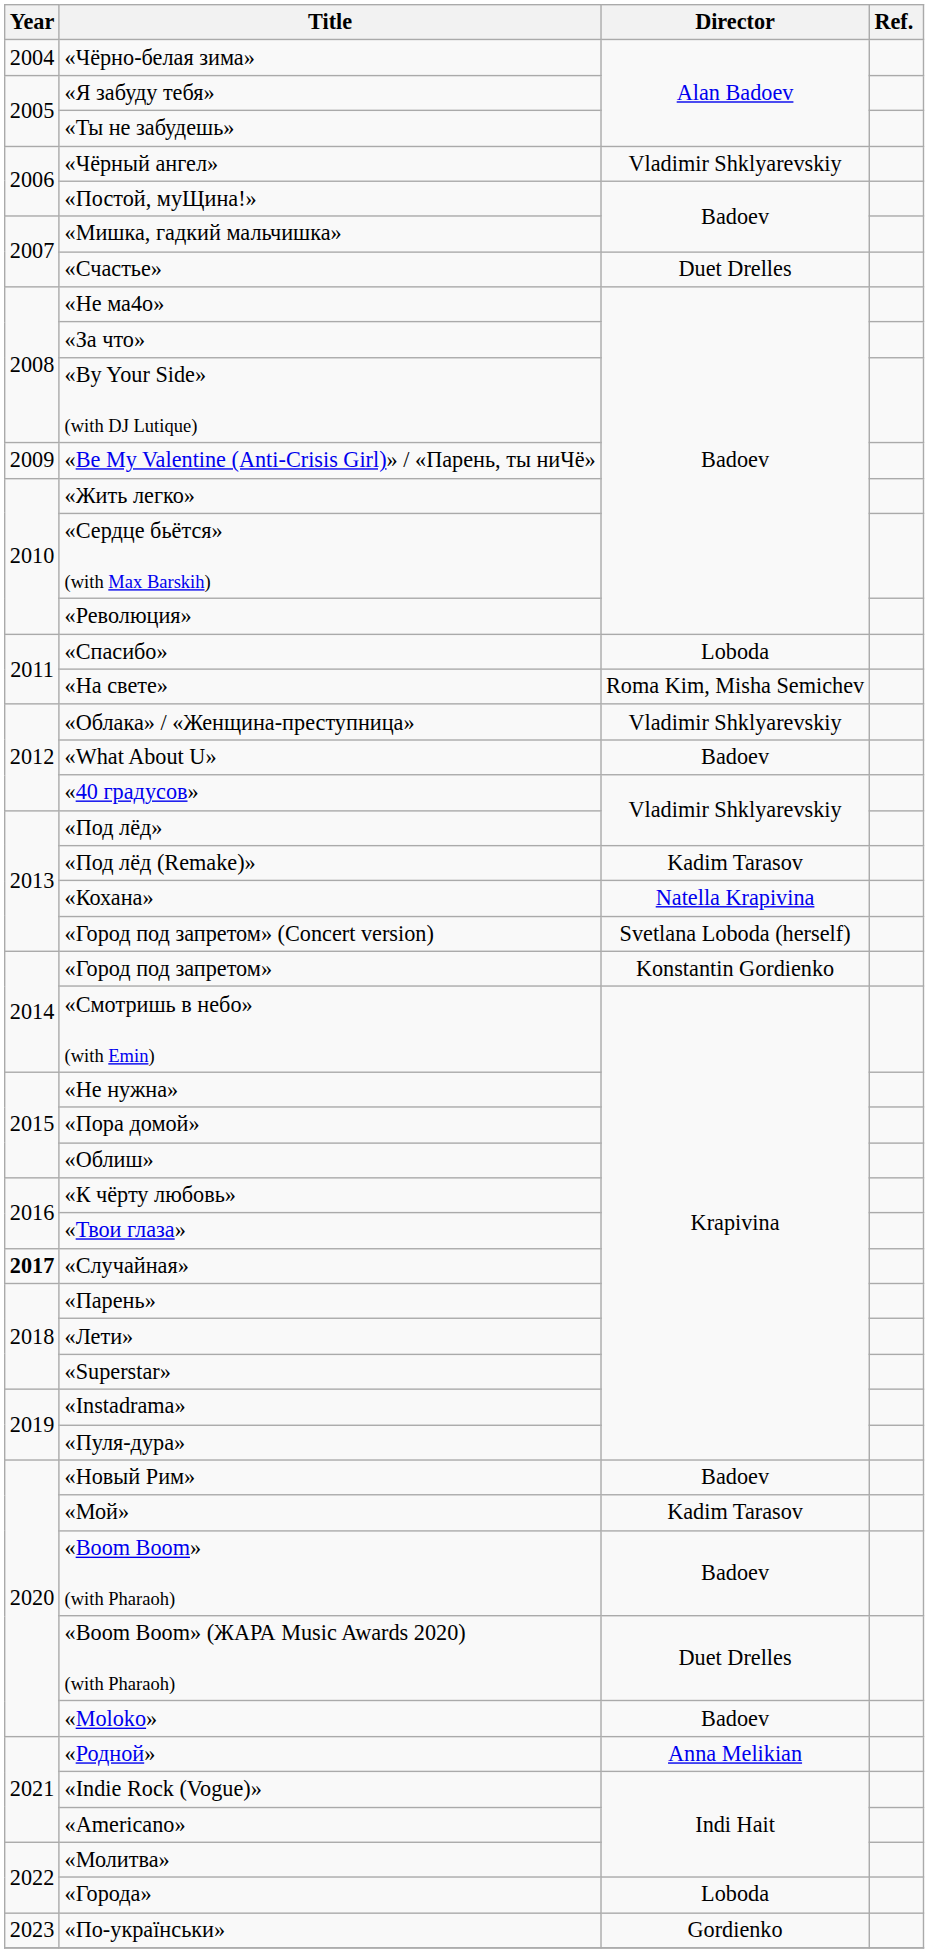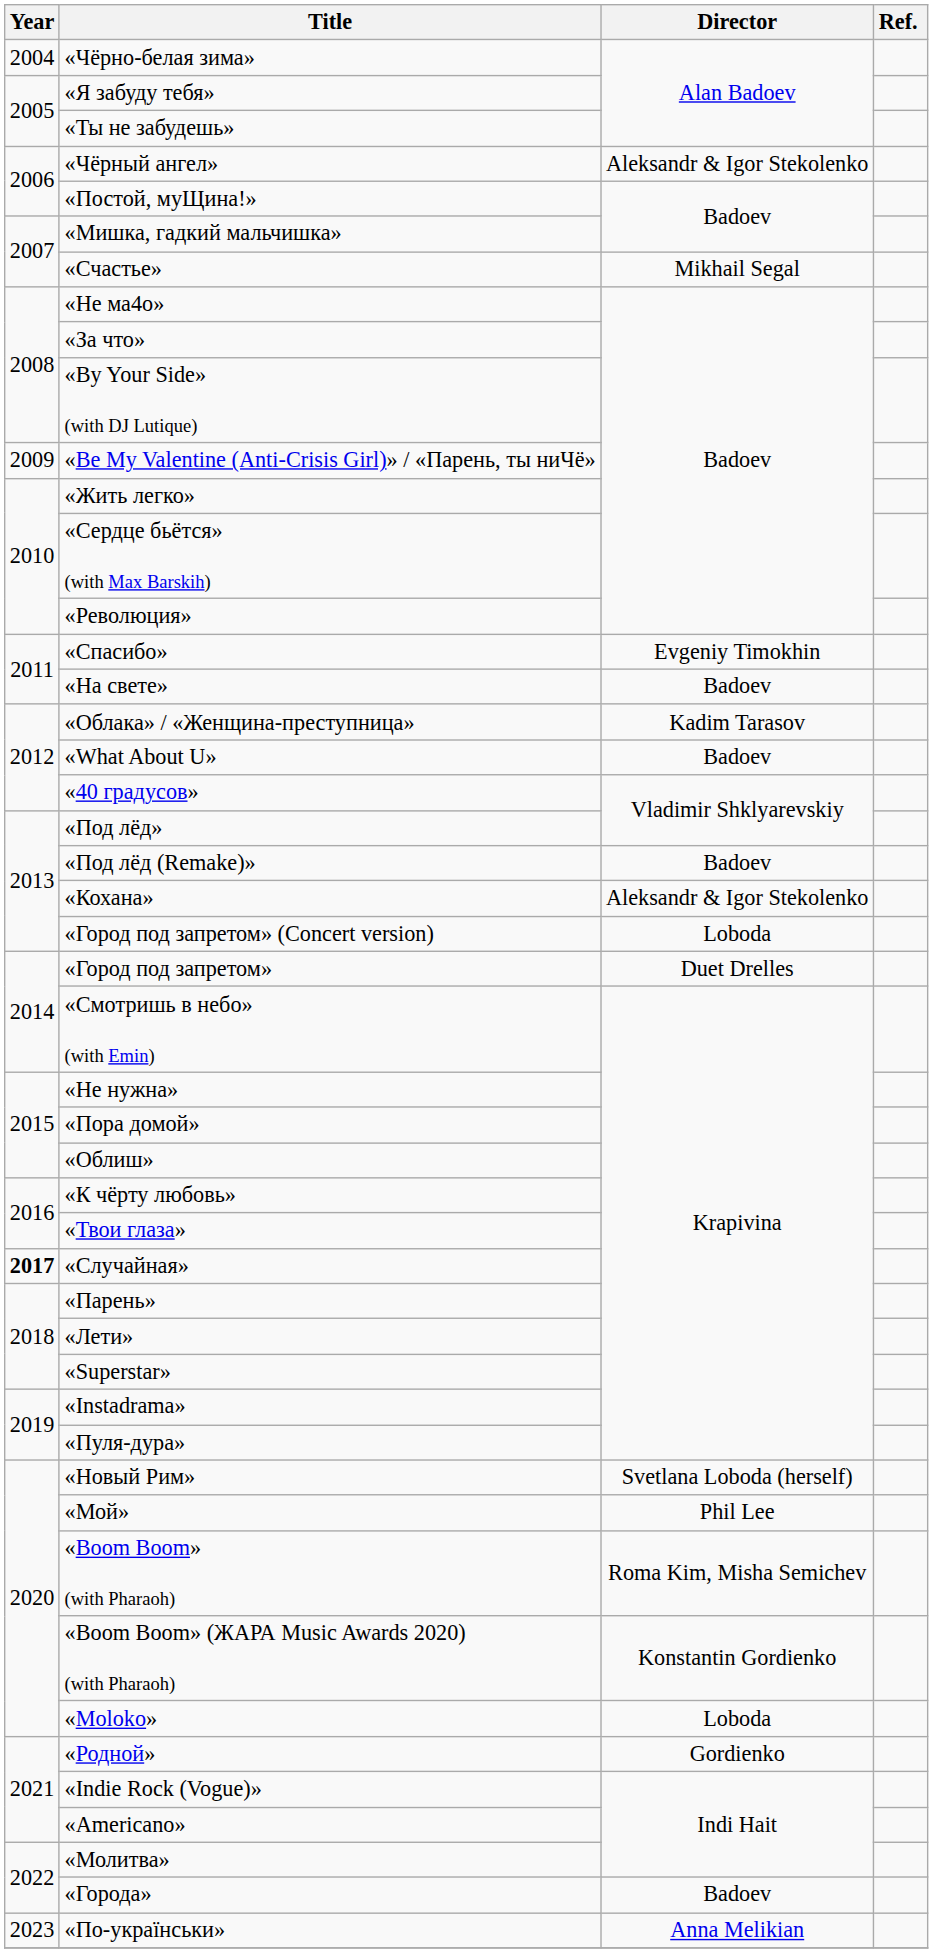(735, 163) Vladimir Shklyarevskiy -> (737, 163) Aleksandr & Igor Stekolenko
(735, 269) Duet Drelles -> (737, 269) Mikhail Segal
(735, 651) Loboda -> (737, 651) Evgeniy Timokhin
(735, 686) Roma Kim, Misha Semichev -> (737, 686) Badoev
(735, 721) Vladimir Shklyarevskiy -> (737, 721) Kadim Tarasov
(735, 862) Kadim Tarasov -> (737, 862) Badoev
(735, 898) Natella Krapivina -> (737, 898) Aleksandr & Igor Stekolenko
(735, 933) Svetlana Loboda (herself) -> (737, 933) Loboda
(735, 968) Konstantin Gordienko -> (737, 968) Duet Drelles
(735, 1477) Badoev -> (737, 1477) Svetlana Loboda (herself)
(735, 1512) Kadim Tarasov -> (737, 1512) Phil Lee
(735, 1572) Badoev -> (737, 1572) Roma Kim, Misha Semichev
(735, 1658) Duet Drelles -> (737, 1658) Konstantin Gordienko
(735, 1718) Badoev -> (737, 1718) Loboda
(735, 1753) Anna Melikian -> (737, 1753) Gordienko
(735, 1894) Loboda -> (737, 1894) Badoev
(735, 1930) Gordienko -> (737, 1930) Anna Melikian
